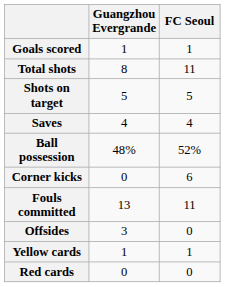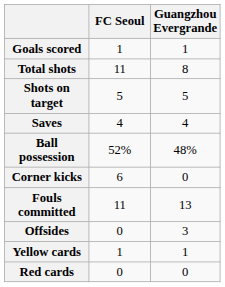columns swapped: (124, 21) <-> (189, 21)
